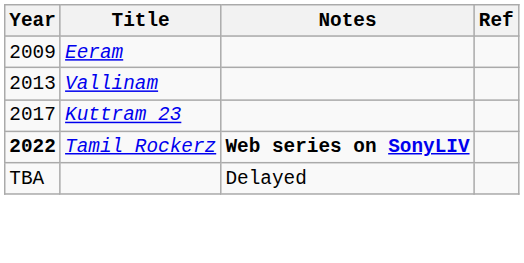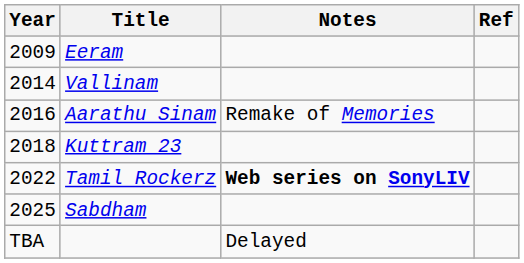(33, 84) 2013 -> (33, 84) 2014
+ row: (141, 115)
(33, 115) 2017 -> (33, 147) 2018
(33, 147) bold -> (33, 178) normal
+ row: (106, 210)
